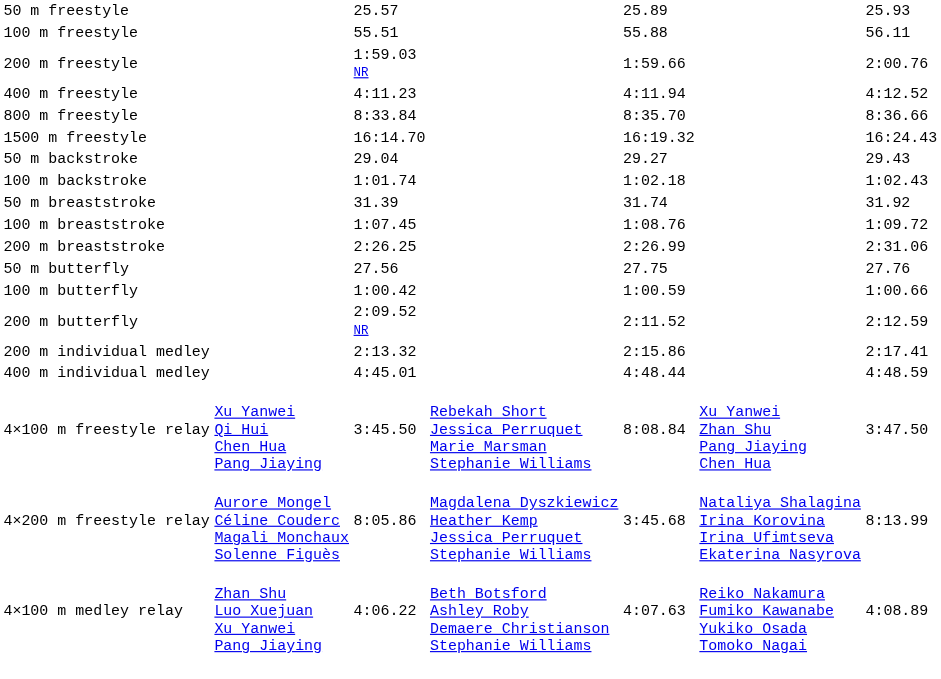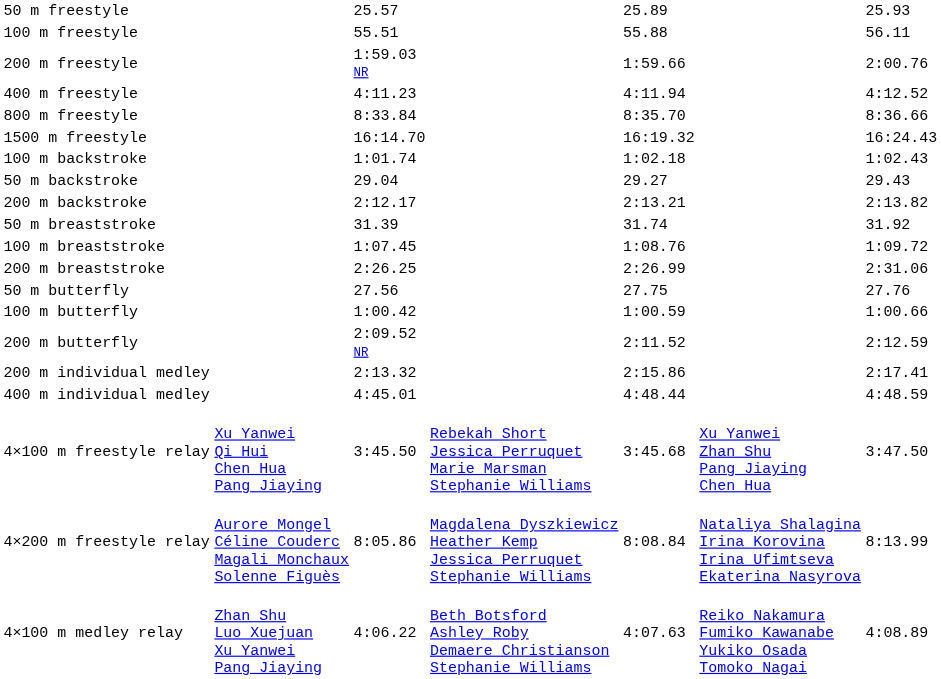rows swapped: (71, 159) <-> (75, 181)
+ row: (75, 203)
(654, 430) 8:08.84 -> (654, 452) 3:45.68
(654, 521) 3:45.68 -> (654, 542) 8:08.84
